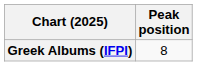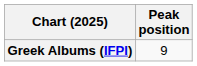(164, 50) 8 -> (164, 50) 9
